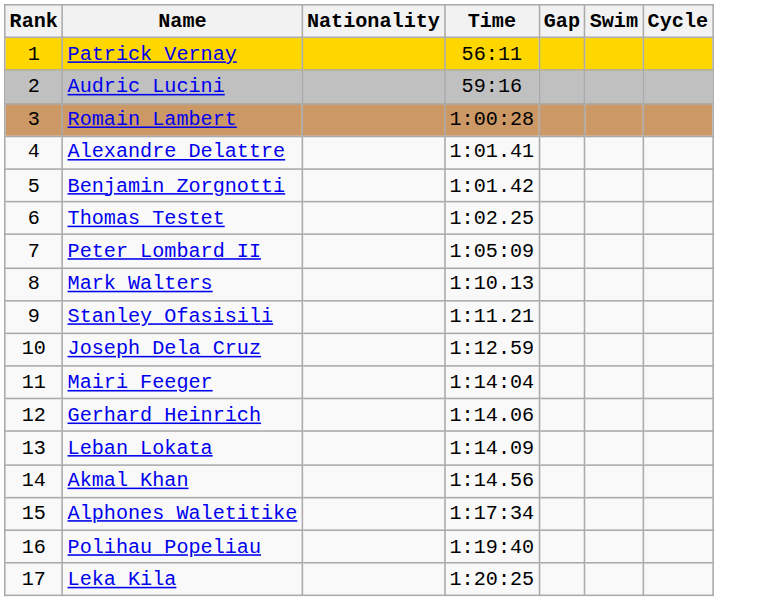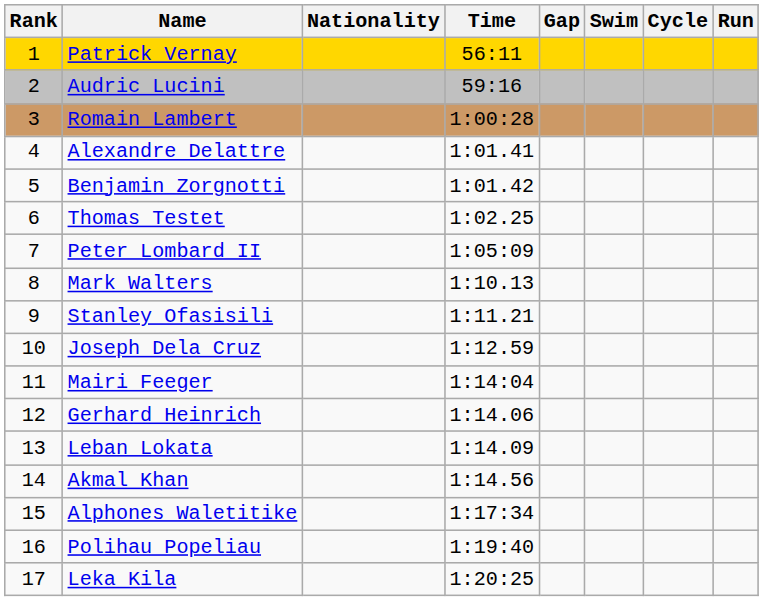+ column: (736, 21)
